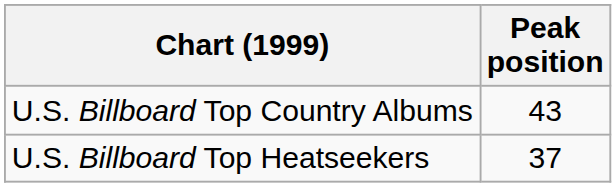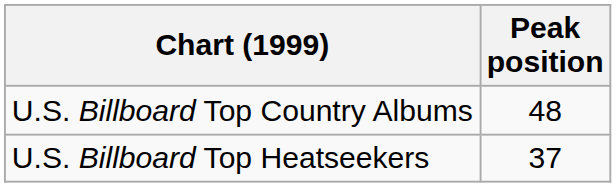(545, 109) 43 -> (545, 109) 48
